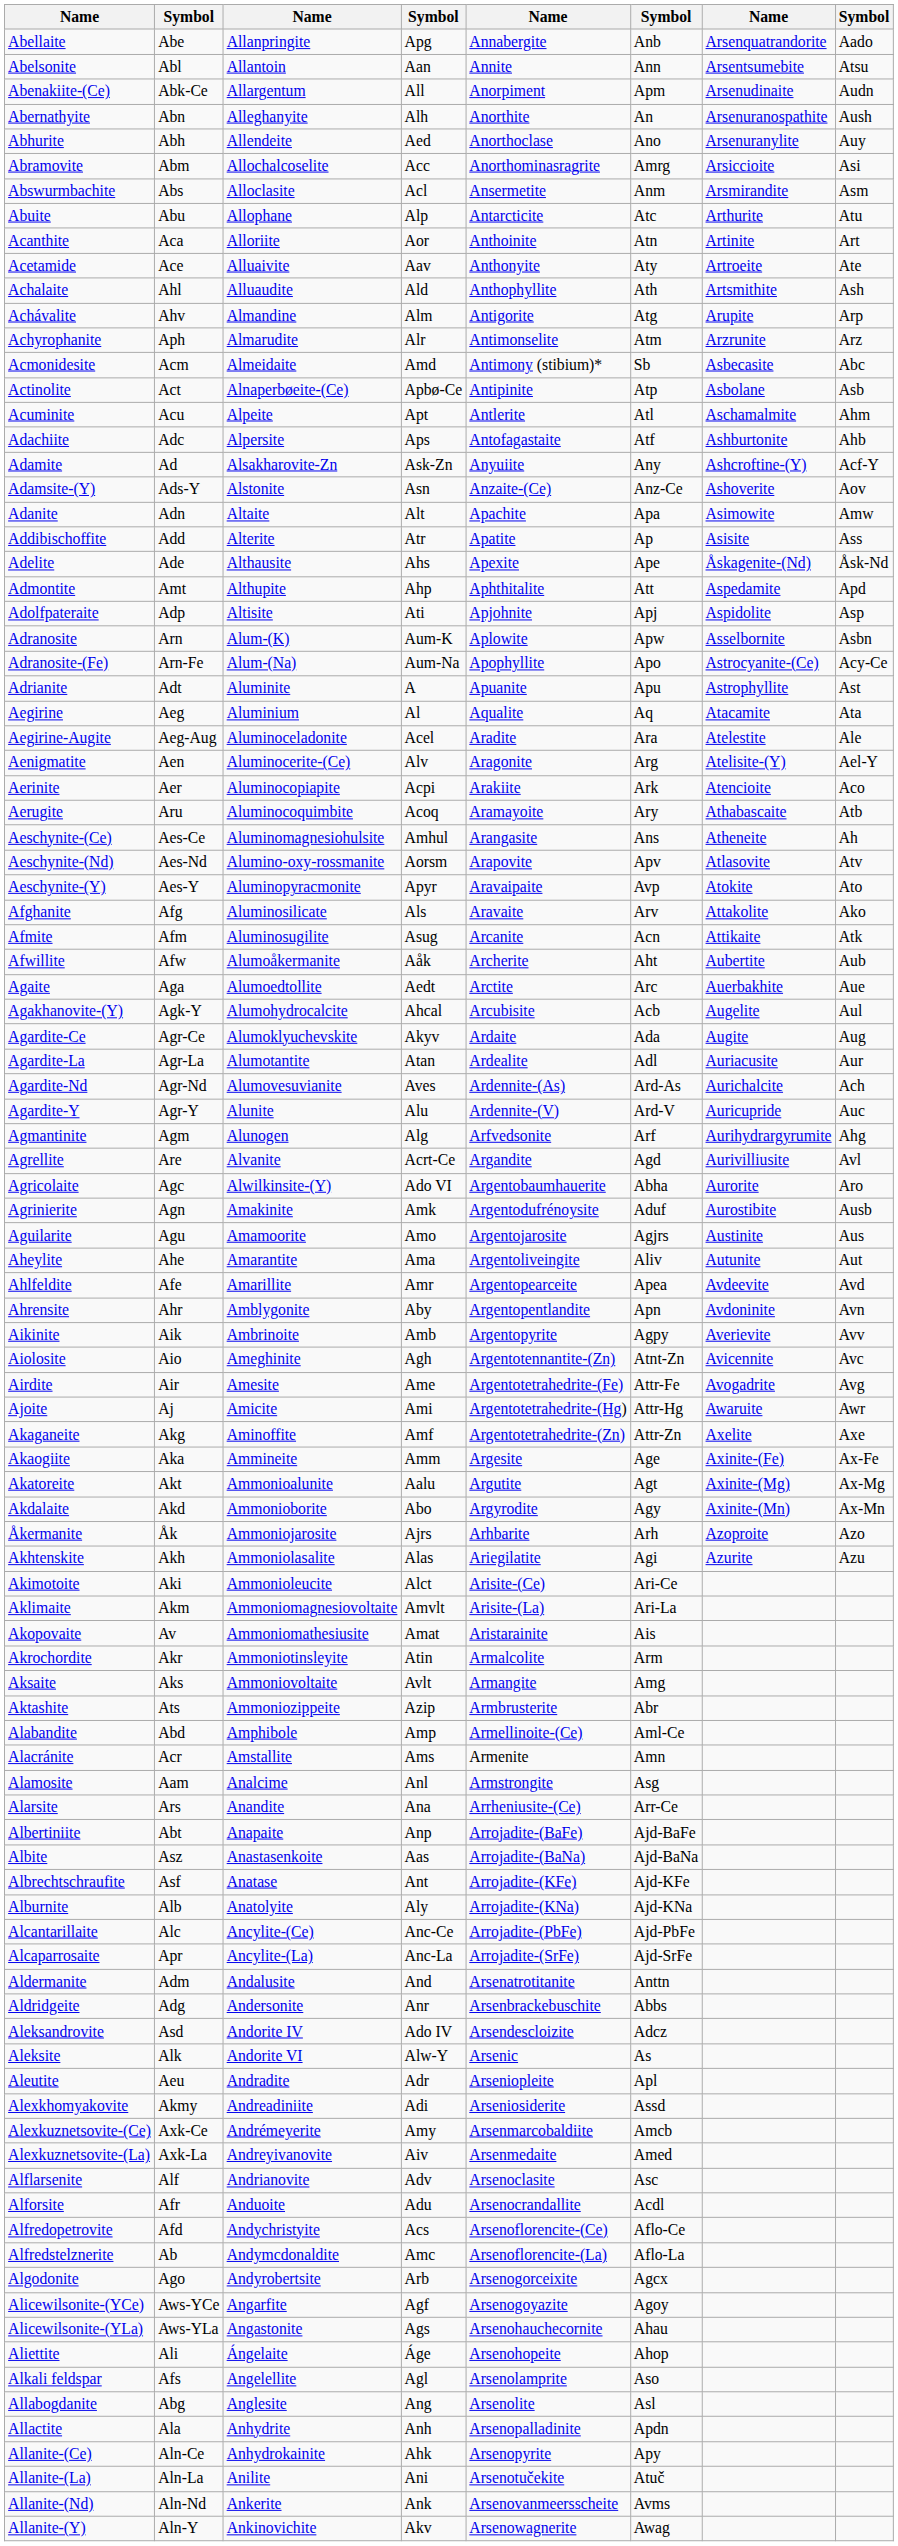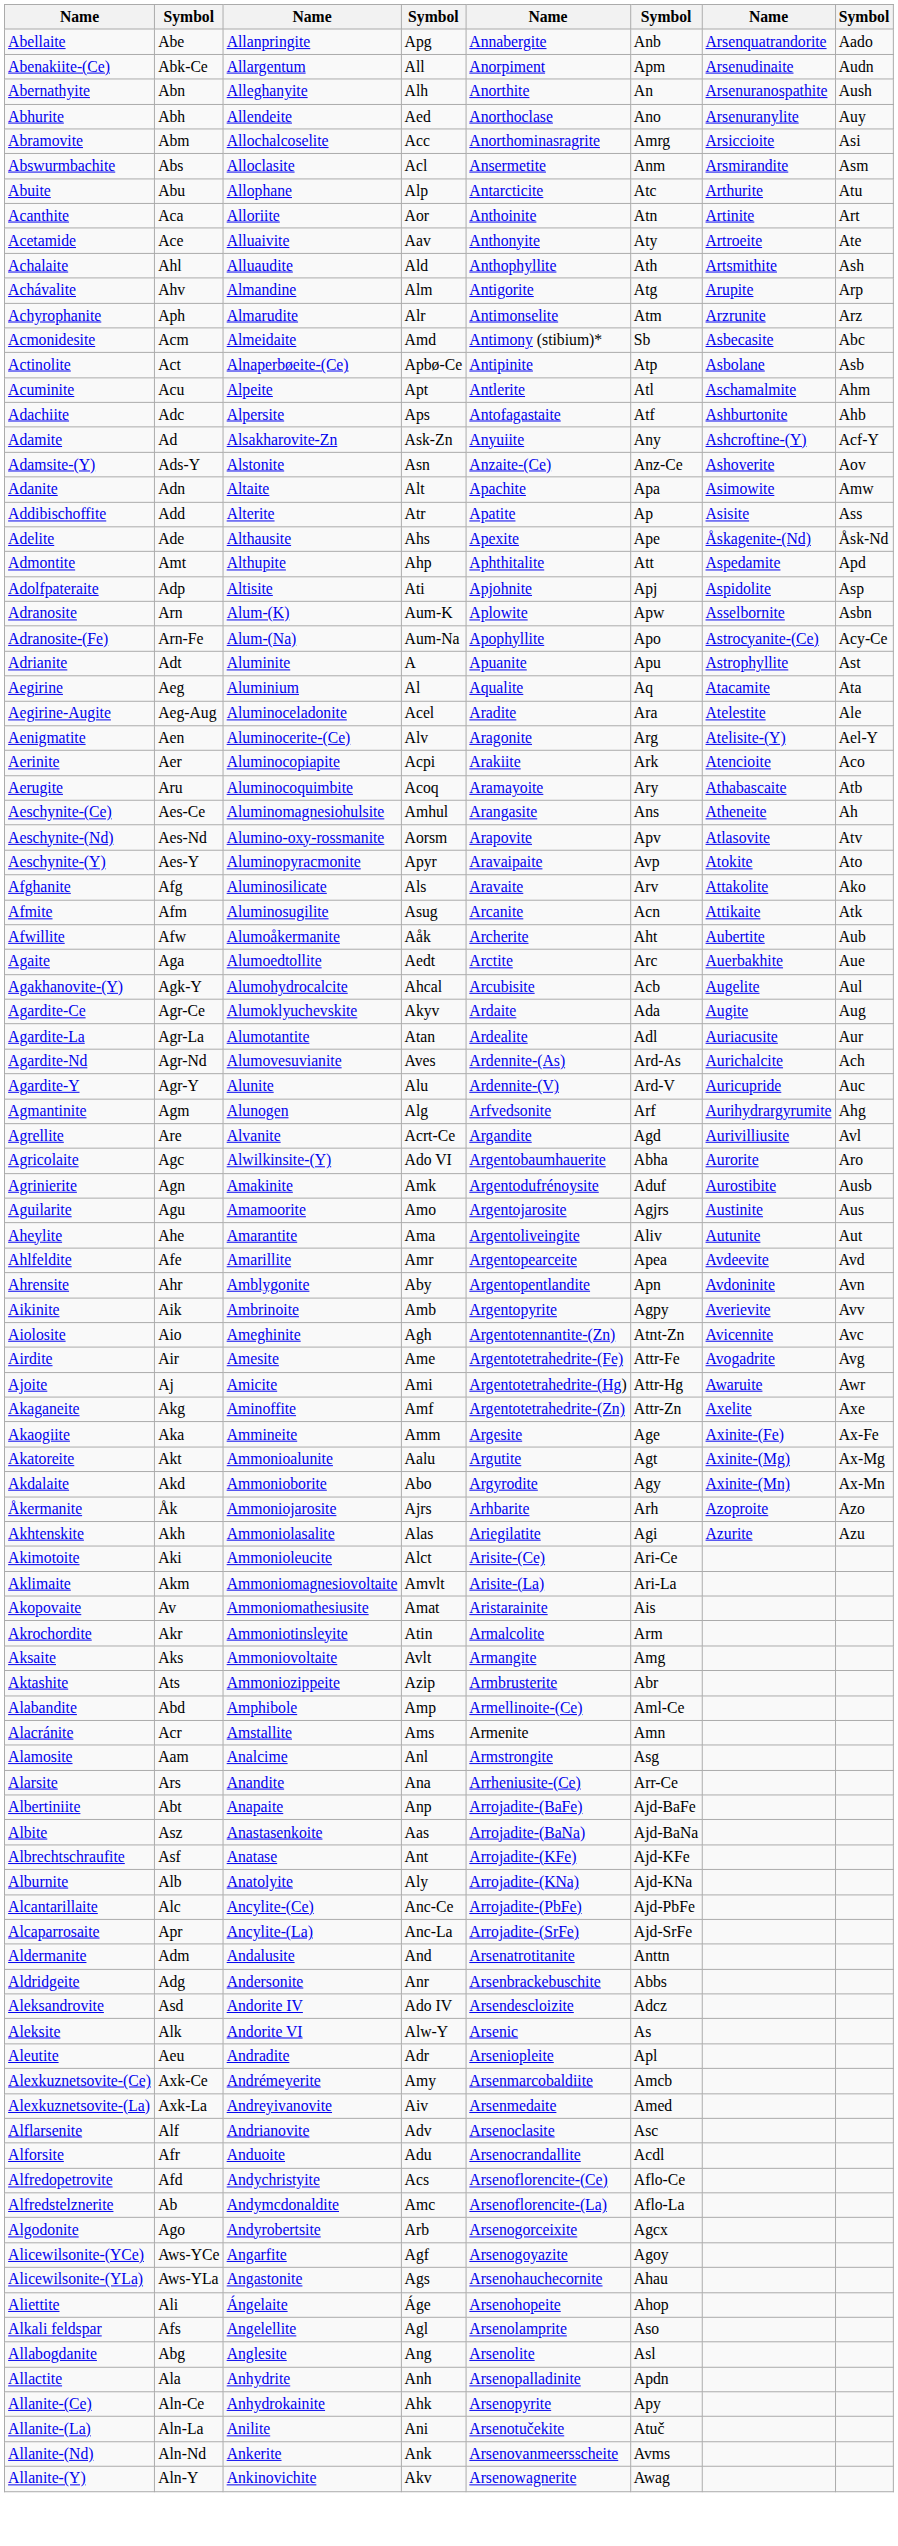- row: (42, 66)
- row: (68, 2105)
